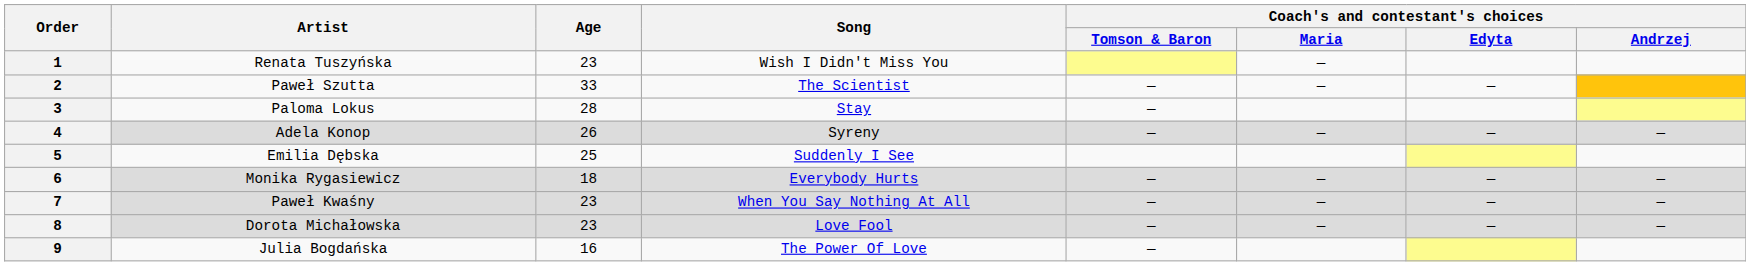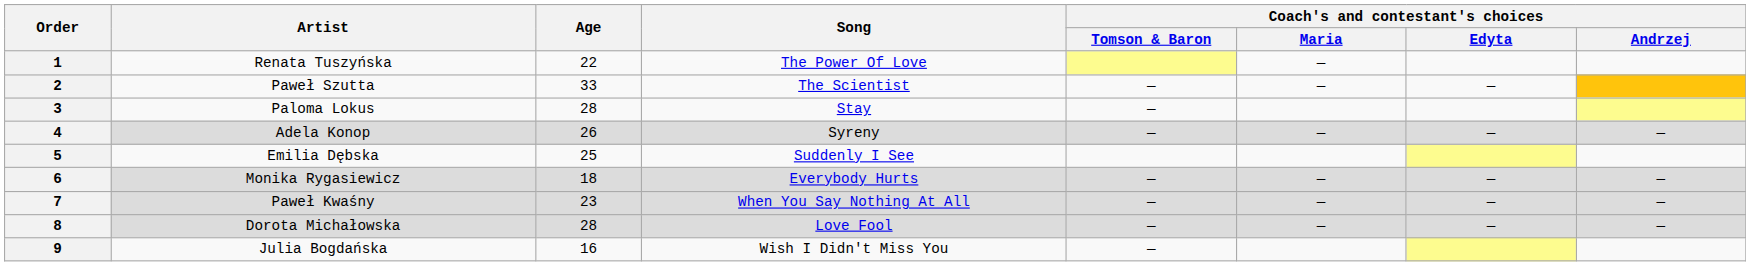(589, 63) 23 -> (589, 63) 22
(854, 63) Wish I Didn't Miss You -> (854, 63) The Power Of Love
(589, 226) 23 -> (589, 226) 28
(854, 249) The Power Of Love -> (854, 249) Wish I Didn't Miss You
